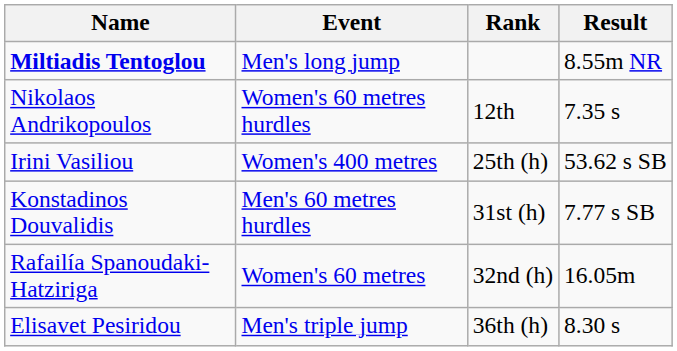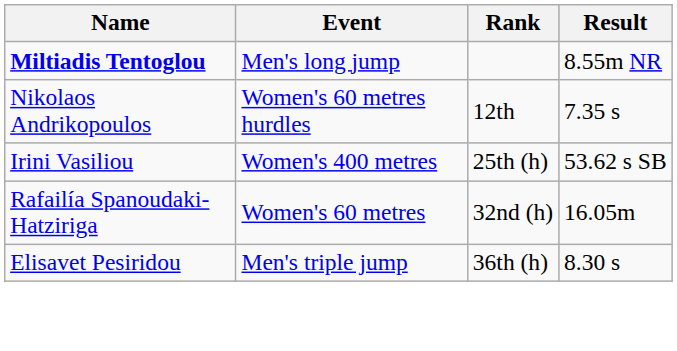- row: (69, 212)
